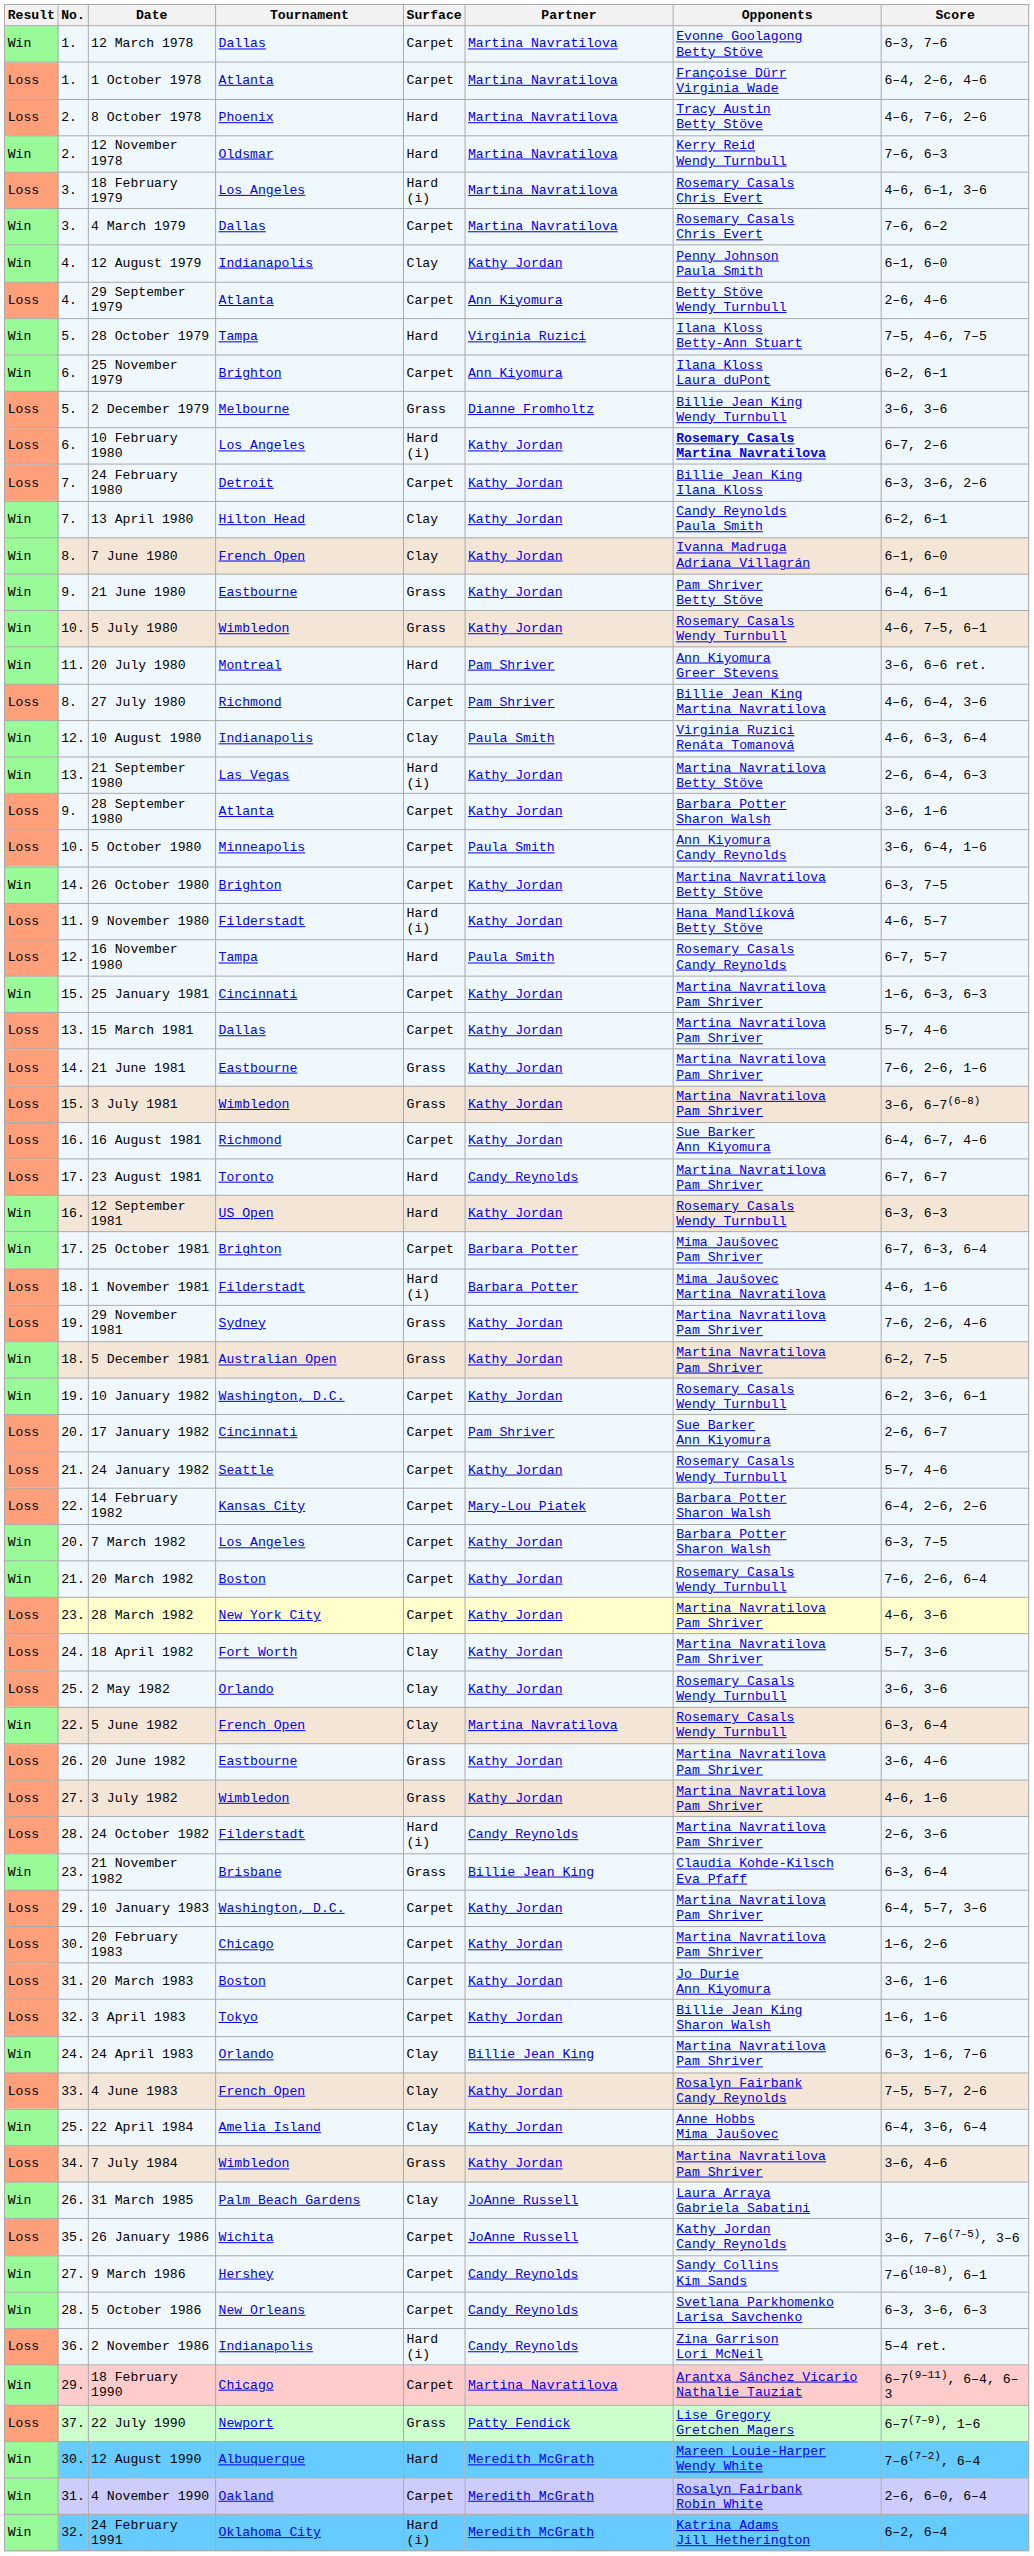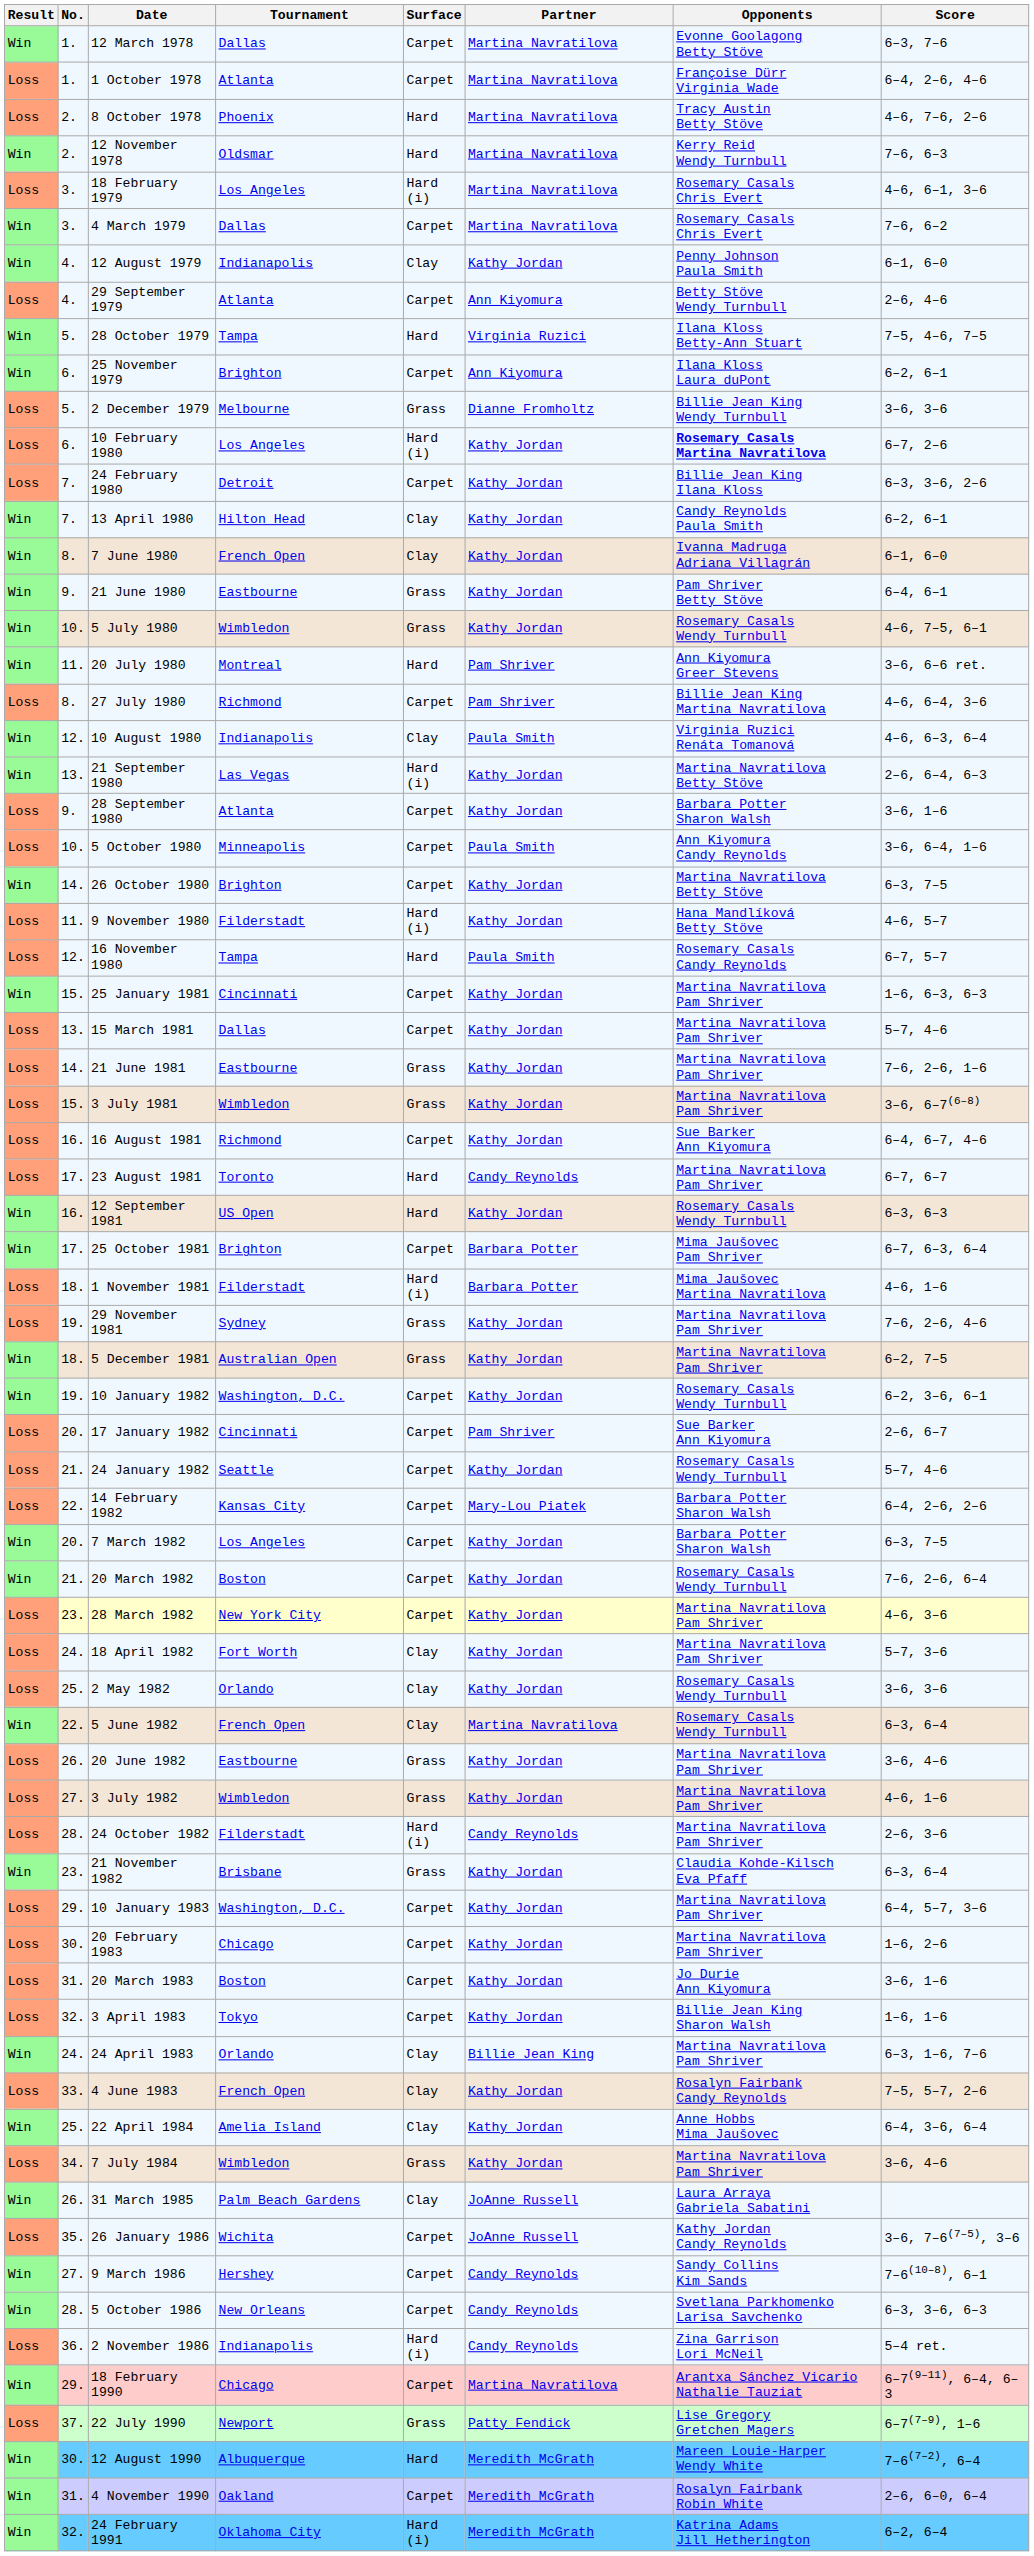(531, 1872) Billie Jean King -> (515, 1872) Kathy Jordan
